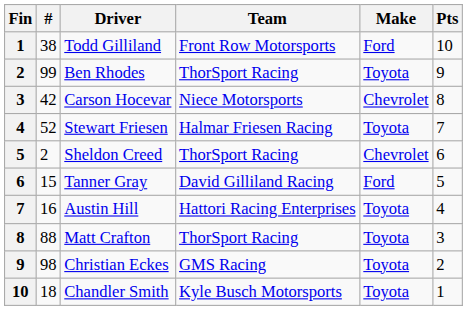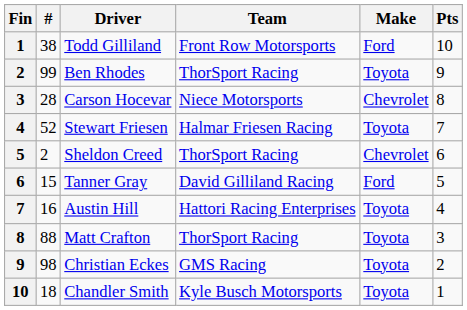(48, 100) 42 -> (48, 100) 28
